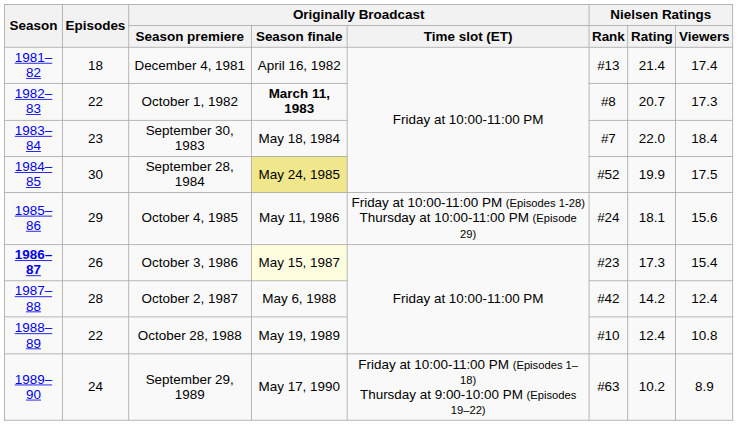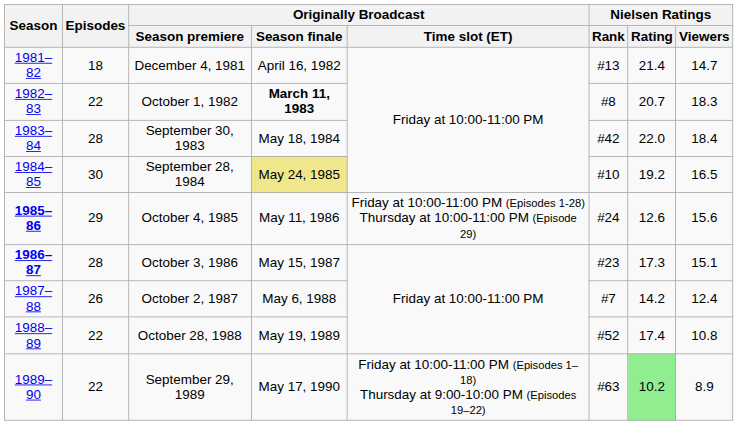(704, 65) 17.4 -> (704, 65) 14.7
(704, 101) 17.3 -> (704, 101) 18.3
(95, 138) 23 -> (95, 138) 28
(608, 138) #7 -> (608, 138) #42
(608, 174) #52 -> (608, 174) #10
(652, 174) 19.9 -> (652, 174) 19.2
(704, 174) 17.5 -> (704, 174) 16.5
(33, 218) normal -> (33, 218) bold
(652, 218) 18.1 -> (652, 218) 12.6
(95, 262) 26 -> (95, 262) 28
(299, 262) lightyellow background -> (299, 262) no background
(704, 262) 15.4 -> (704, 262) 15.1
(95, 299) 28 -> (95, 299) 26
(608, 299) #42 -> (608, 299) #7
(608, 335) #10 -> (608, 335) #52
(652, 335) 12.4 -> (652, 335) 17.4
(95, 387) 24 -> (95, 387) 22
(652, 387) no background -> (652, 387) lightgreen background
